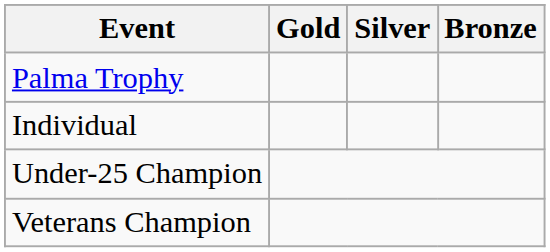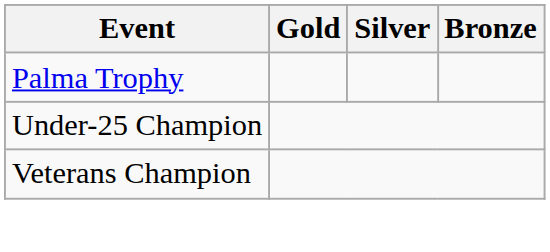- row: (74, 125)
